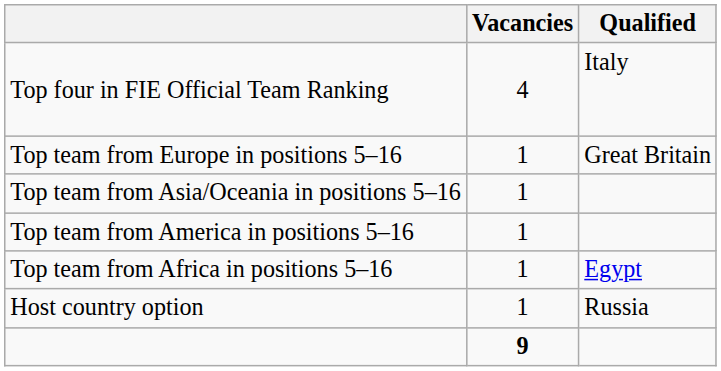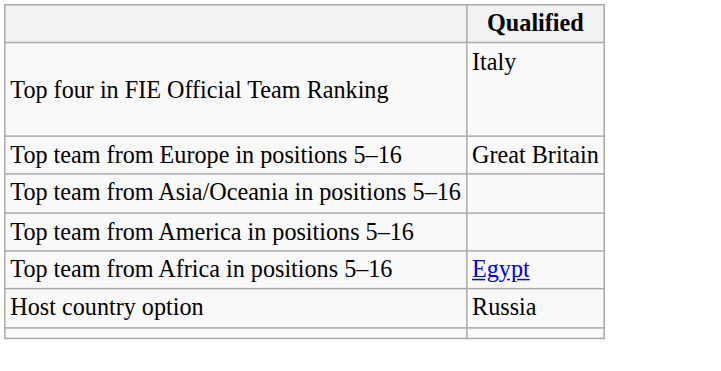- column: (523, 23)
